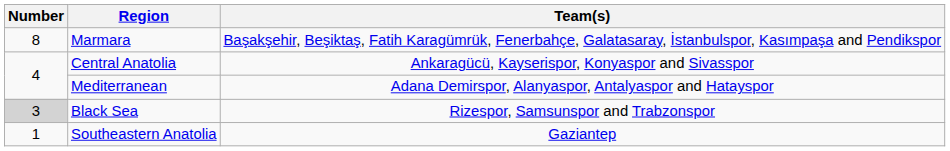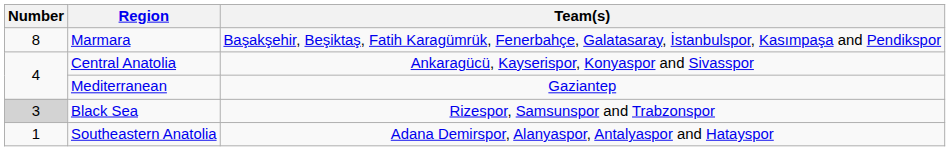(582, 87) Adana Demirspor, Alanyaspor, Antalyaspor and Hatayspor -> (582, 87) Gaziantep
(582, 134) Gaziantep -> (582, 134) Adana Demirspor, Alanyaspor, Antalyaspor and Hatayspor
